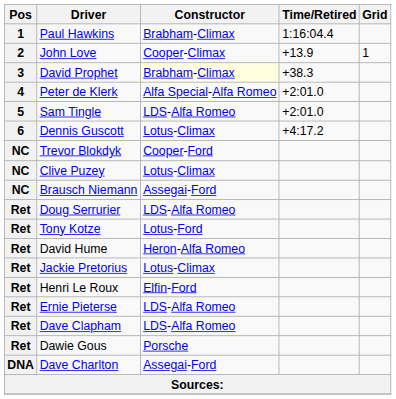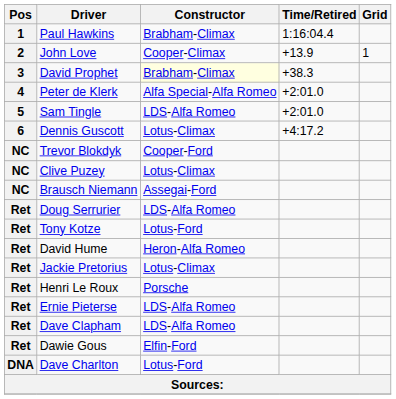(170, 287) Elfin-Ford -> (166, 287) Porsche
(166, 346) Porsche -> (170, 346) Elfin-Ford
(180, 365) Assegai-Ford -> (173, 365) Lotus-Ford
